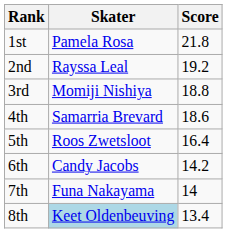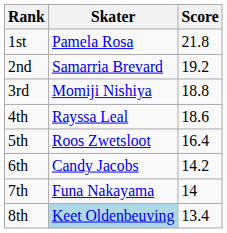(90, 66) Rayssa Leal -> (107, 66) Samarria Brevard
(107, 116) Samarria Brevard -> (90, 116) Rayssa Leal
